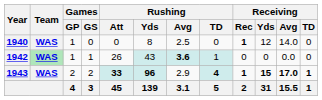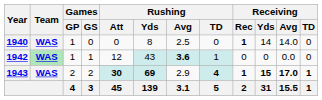(266, 42) 12 -> (266, 42) 14
(117, 57) 26 -> (117, 57) 12
(117, 73) 33 -> (117, 73) 30
(150, 73) 96 -> (150, 73) 69
